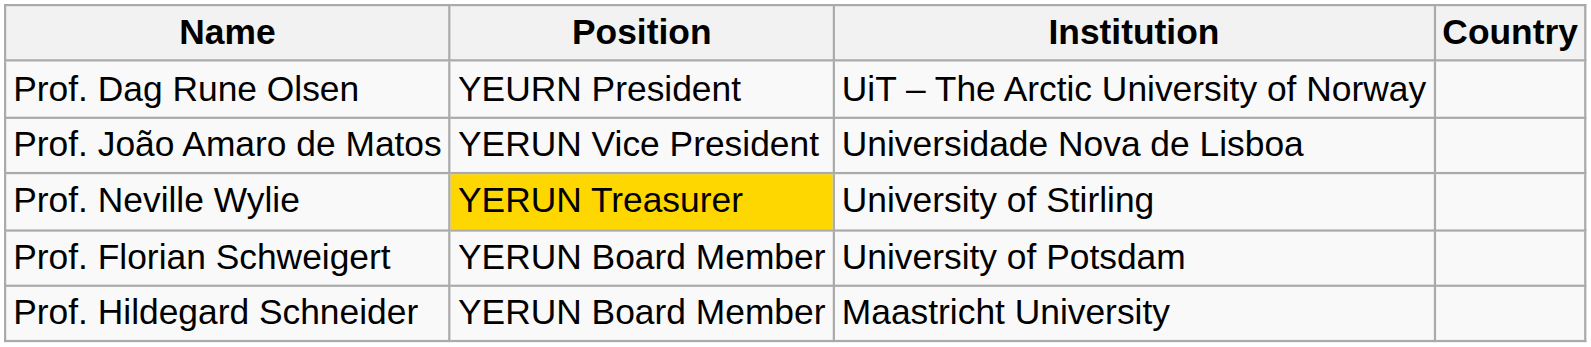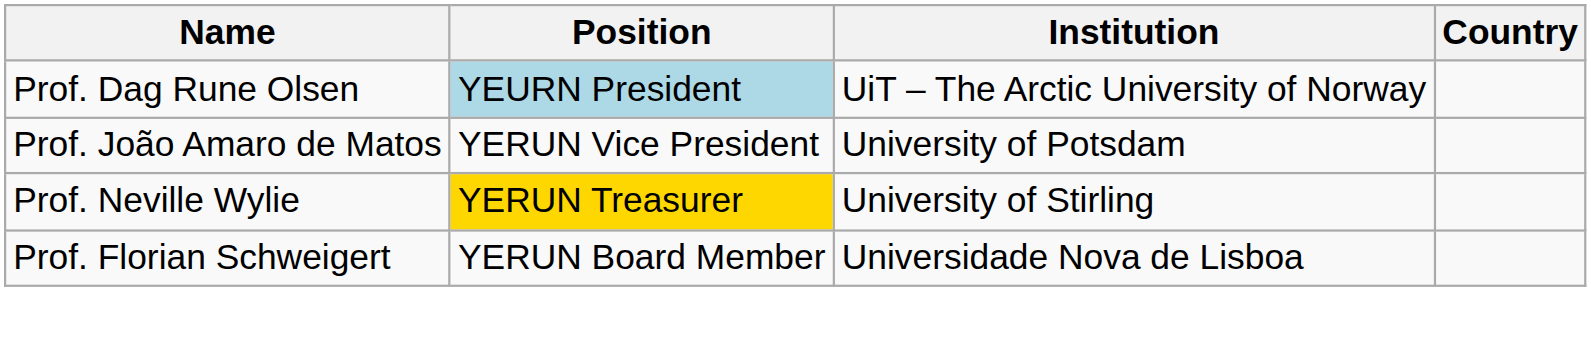(600, 88) no background -> (600, 88) lightblue background
(1073, 144) Universidade Nova de Lisboa -> (1014, 144) University of Potsdam
(1014, 256) University of Potsdam -> (1073, 256) Universidade Nova de Lisboa
- row: (216, 312)
